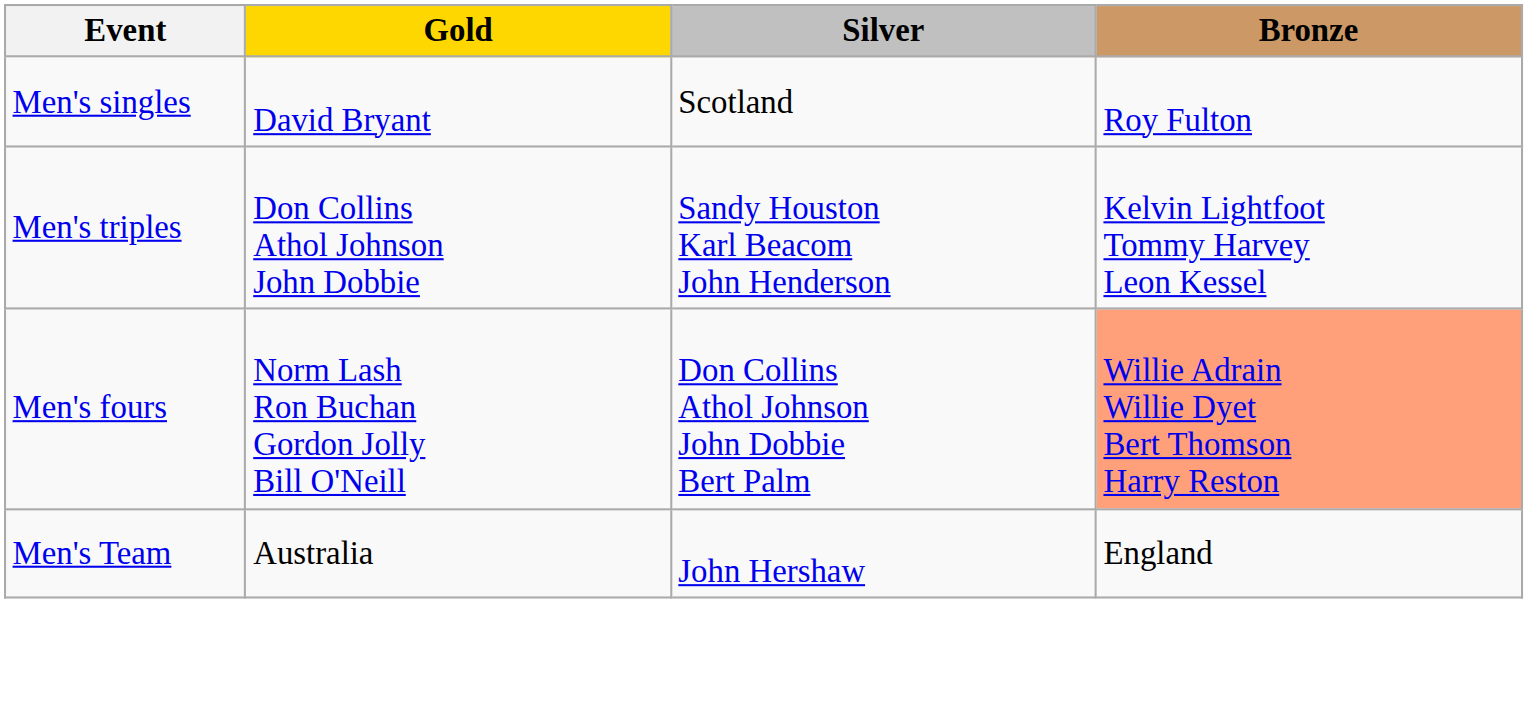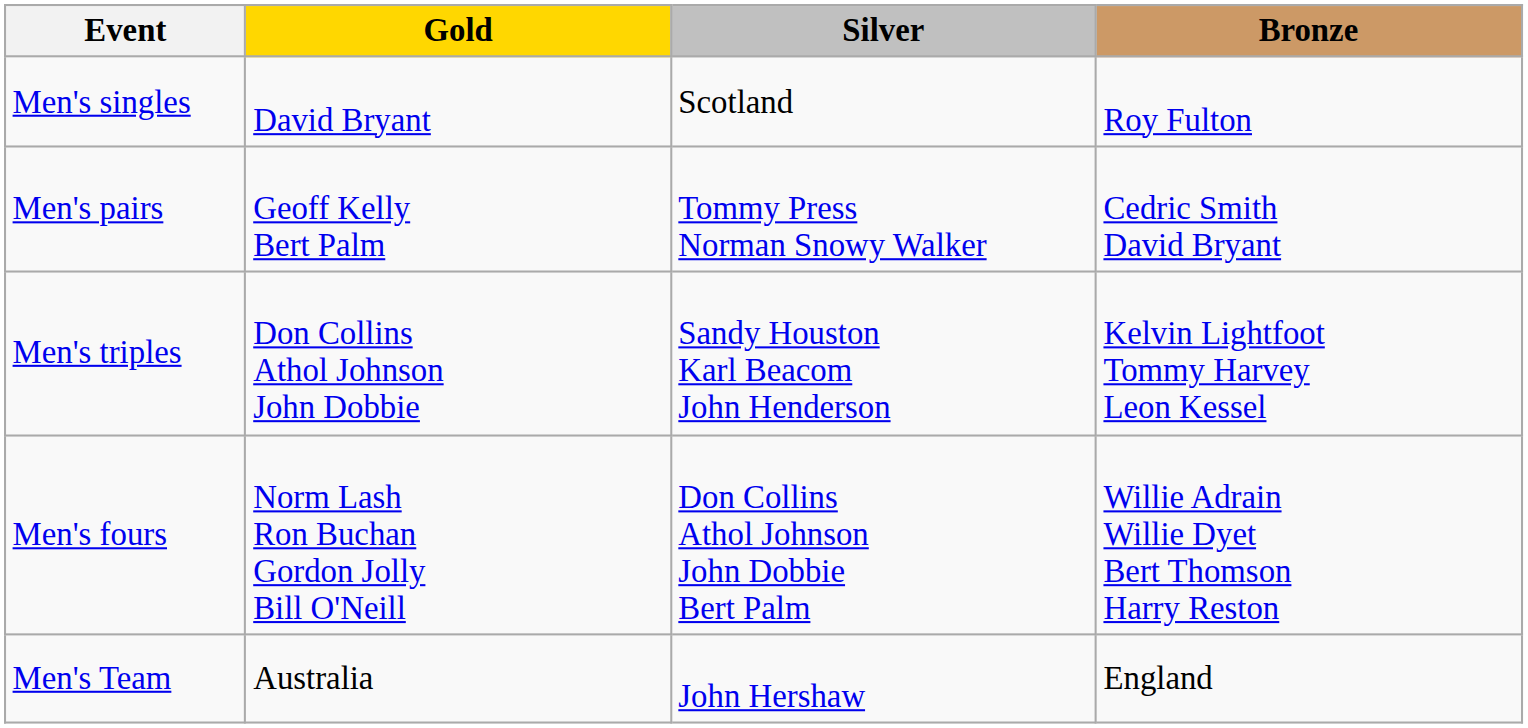+ row: (88, 208)
(1197, 426) lightsalmon background -> (1197, 552) no background
